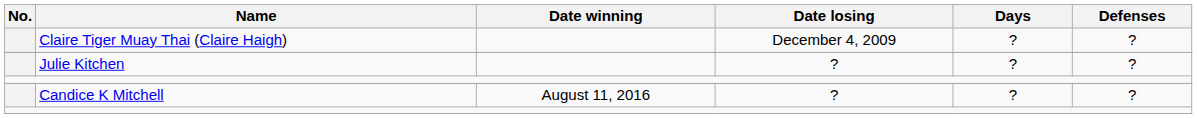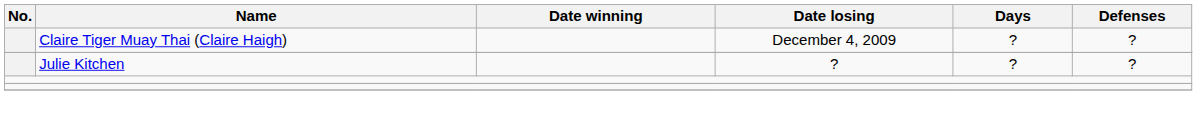- row: (101, 94)
